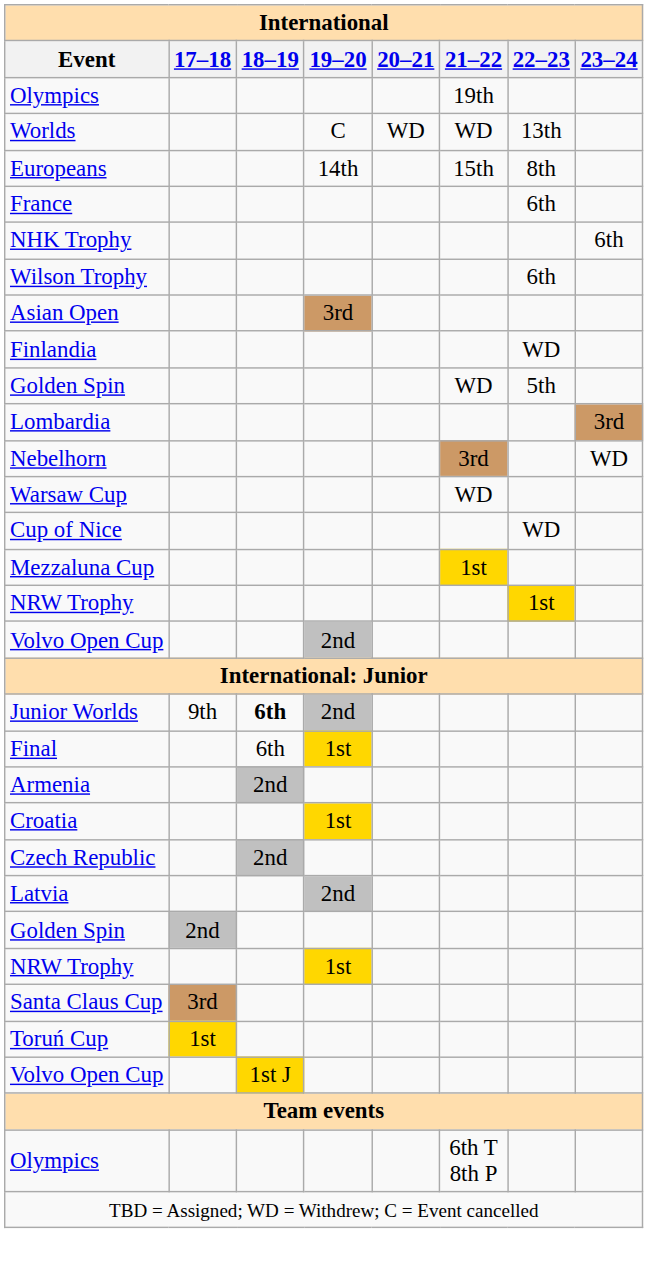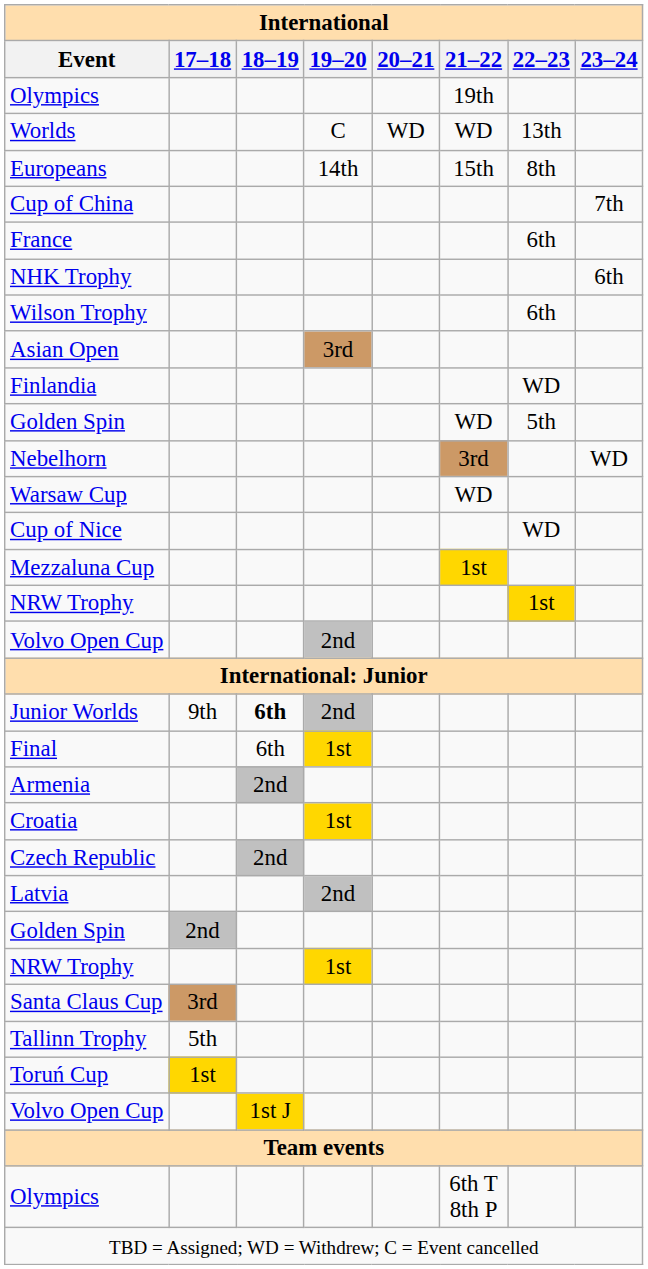+ row: (72, 204)
- row: (60, 421)
+ row: (78, 1038)
